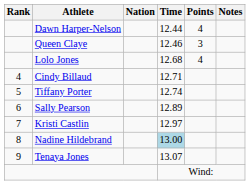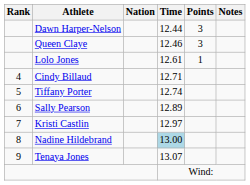(200, 28) 4 -> (200, 28) 3
(171, 60) 12.68 -> (171, 60) 12.61
(200, 60) 4 -> (200, 60) 1
